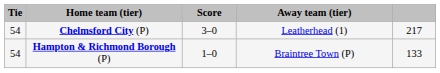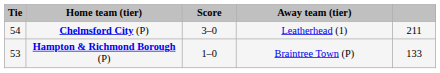(414, 30) 217 -> (414, 30) 211
(15, 53) 54 -> (15, 53) 53
